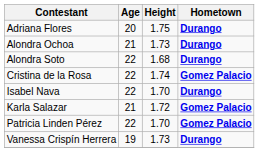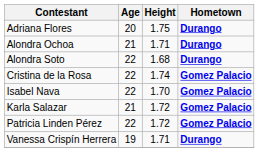(160, 44) 1.73 -> (160, 44) 1.71
(201, 92) Durango -> (216, 92) Gomez Palacio
(160, 124) 1.70 -> (160, 124) 1.72
(160, 140) 1.73 -> (160, 140) 1.71
